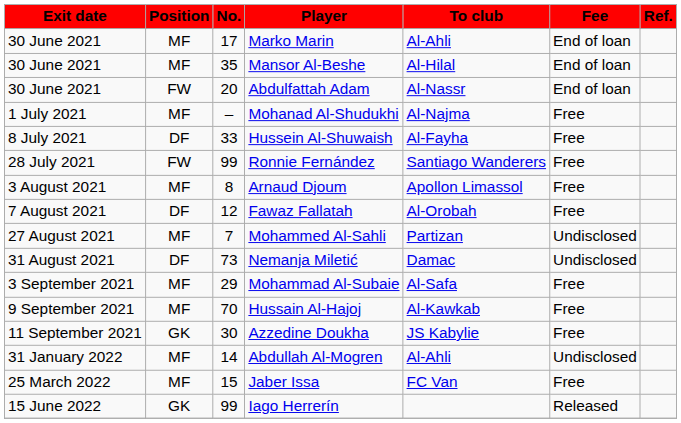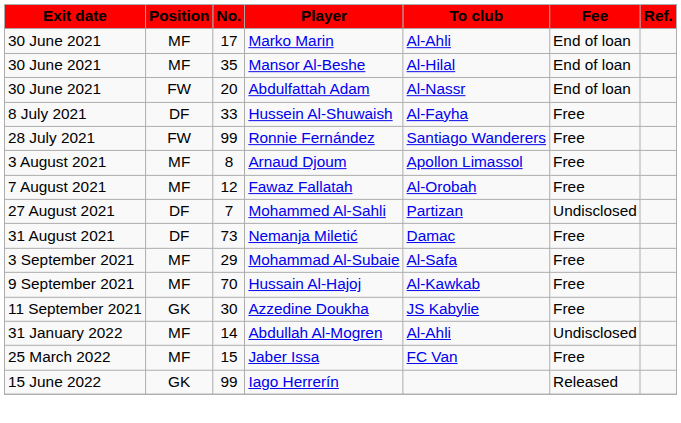- row: (324, 114)
(179, 211) DF -> (179, 187) MF
(179, 235) MF -> (179, 211) DF
(595, 260) Undisclosed -> (569, 235) Free
